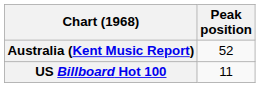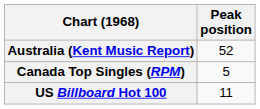+ row: (101, 72)
